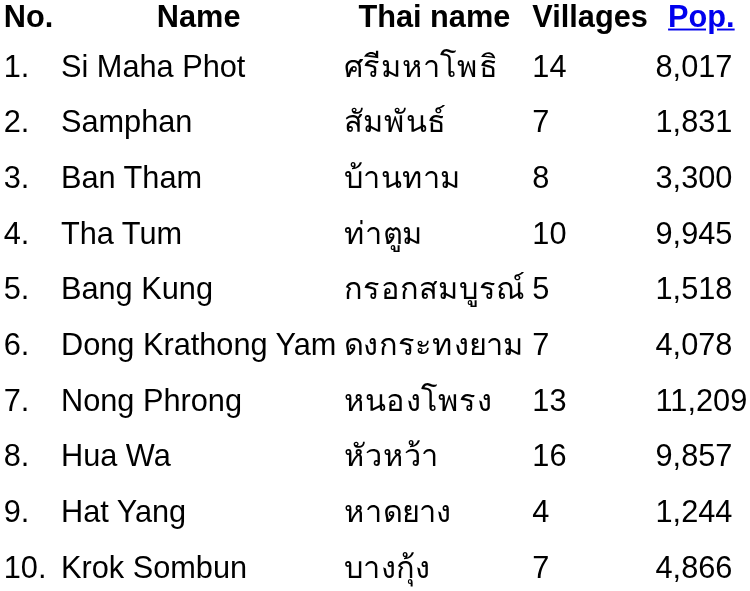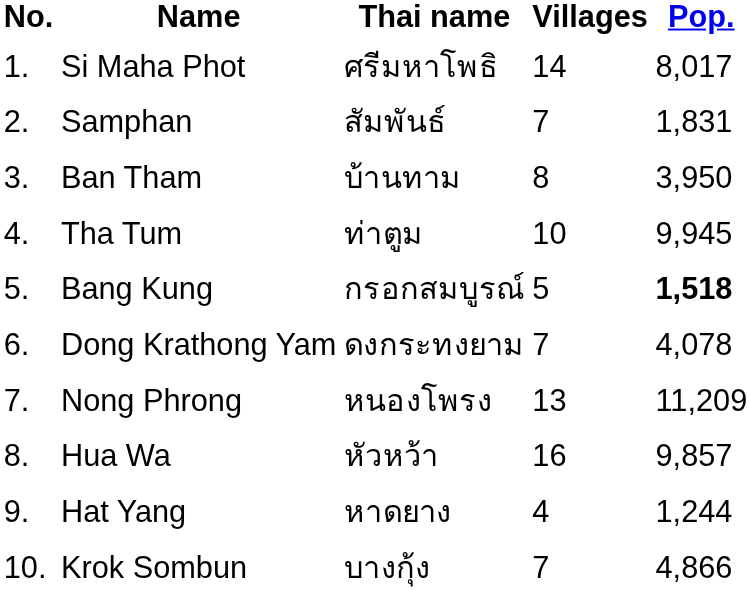(694, 176) 3,300 -> (694, 176) 3,950
(694, 288) normal -> (694, 288) bold
